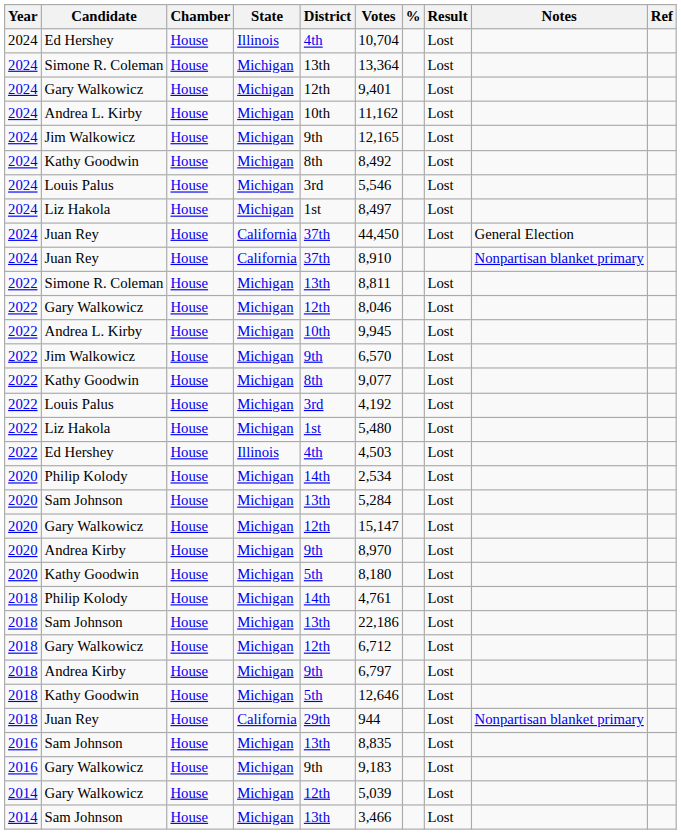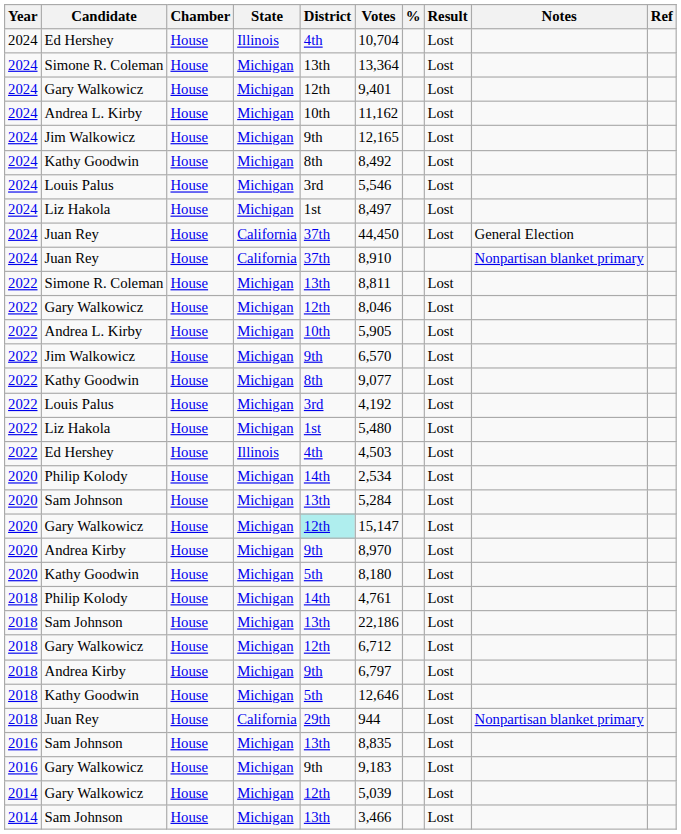(375, 331) 9,945 -> (375, 331) 5,905
(317, 525) no background -> (317, 525) paleturquoise background
